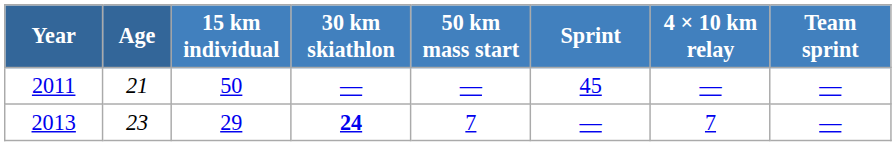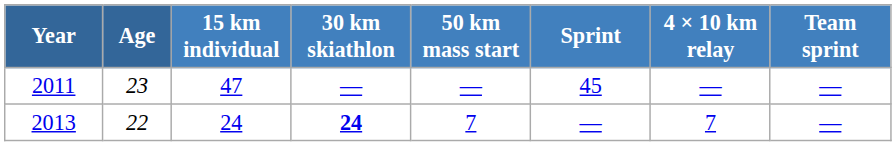(137, 85) 21 -> (137, 85) 23
(231, 85) 50 -> (231, 85) 47
(137, 122) 23 -> (137, 122) 22
(231, 122) 29 -> (231, 122) 24
